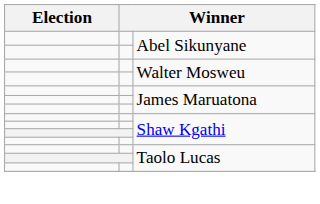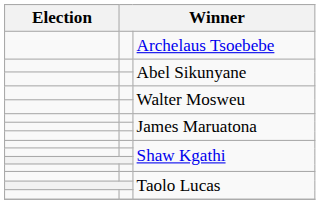+ row: (62, 45)
